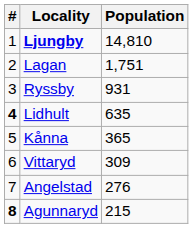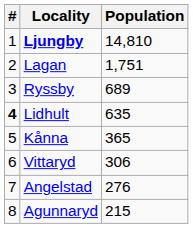(118, 89) 931 -> (118, 89) 689
(118, 162) 309 -> (118, 162) 306
(12, 211) bold -> (12, 211) normal
